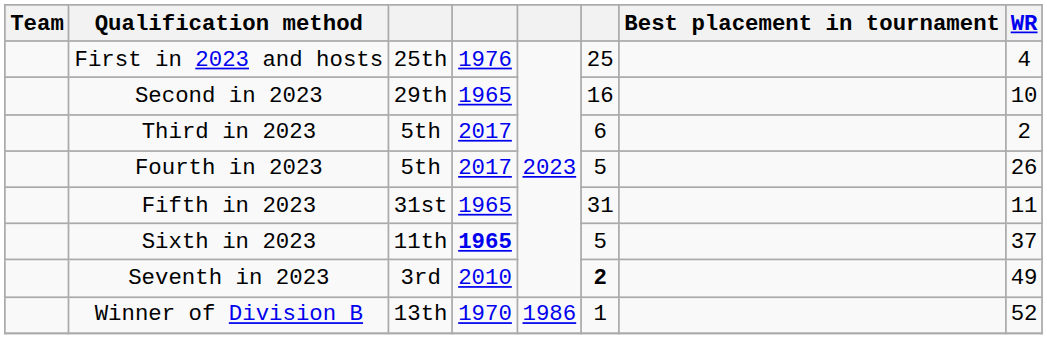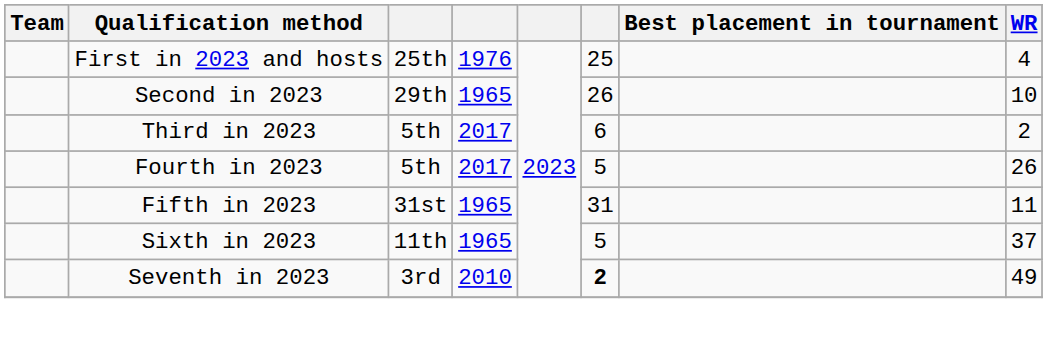(600, 96) 16 -> (600, 96) 26
(485, 242) bold -> (485, 242) normal
- row: (229, 315)
